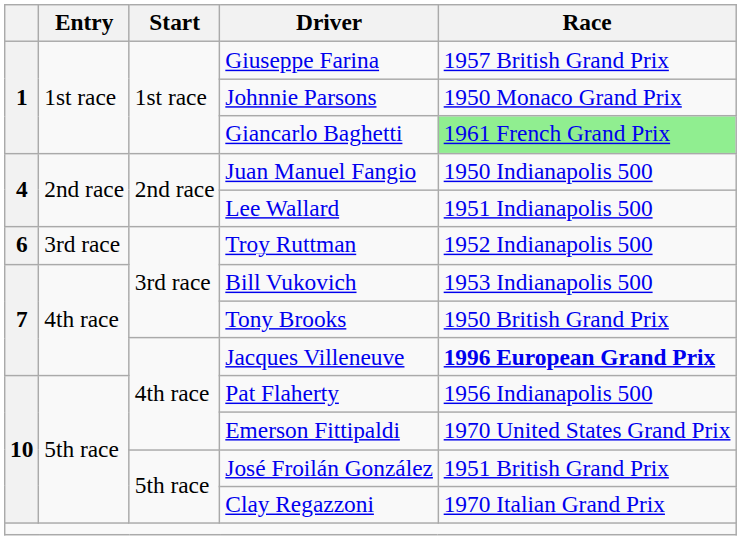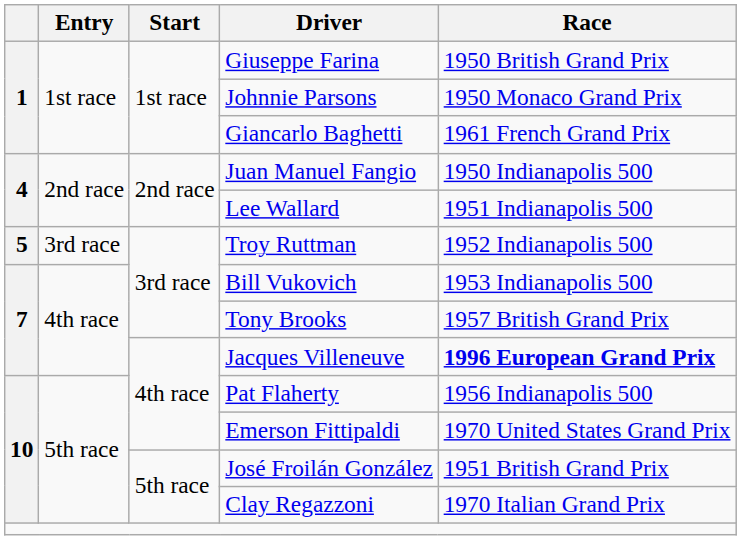(556, 60) 1957 British Grand Prix -> (556, 60) 1950 British Grand Prix
(557, 134) lightgreen background -> (557, 134) no background
(22, 245) 6 -> (22, 245) 5
(556, 319) 1950 British Grand Prix -> (556, 319) 1957 British Grand Prix
